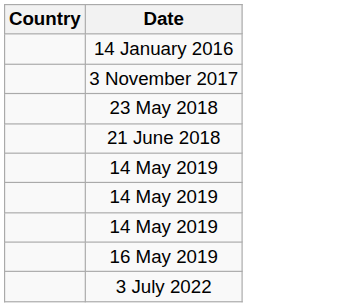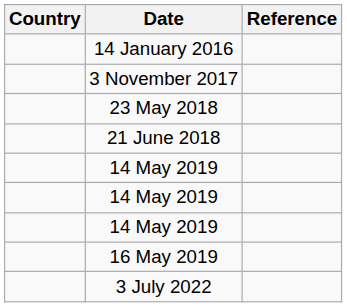+ column: (292, 19)
